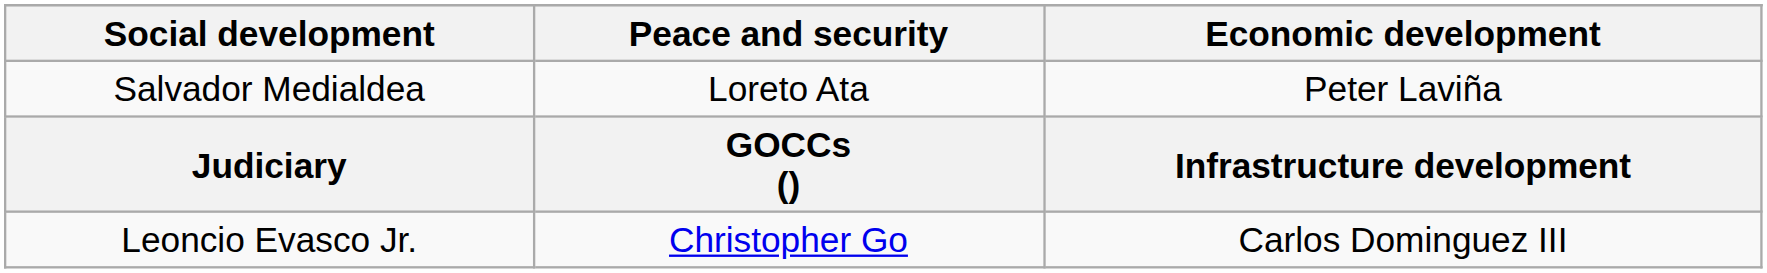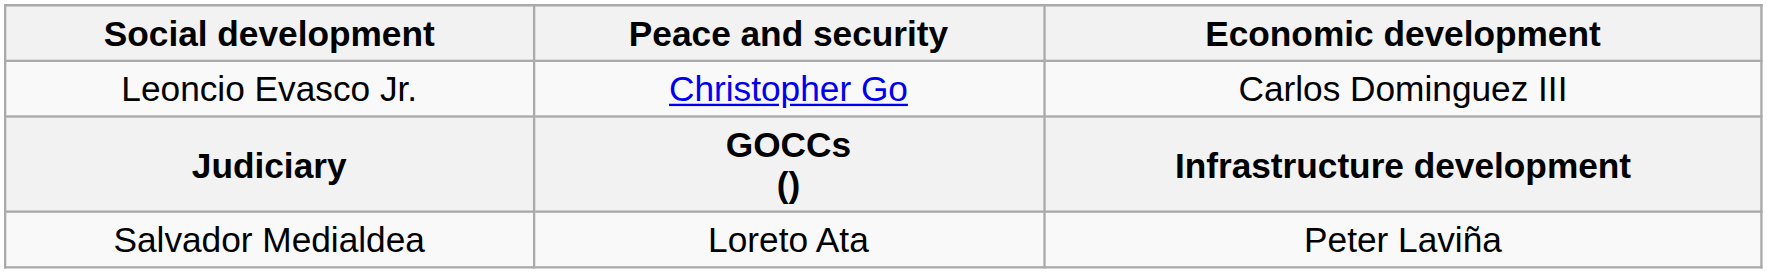rows swapped: (269, 240) <-> (269, 89)
